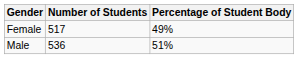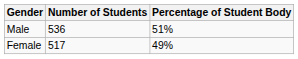rows swapped: (18, 45) <-> (24, 29)
